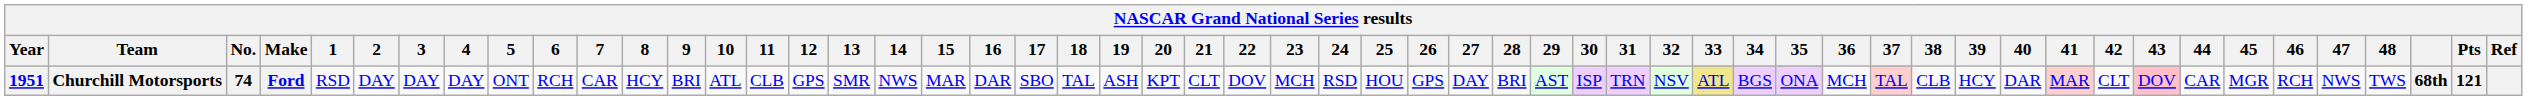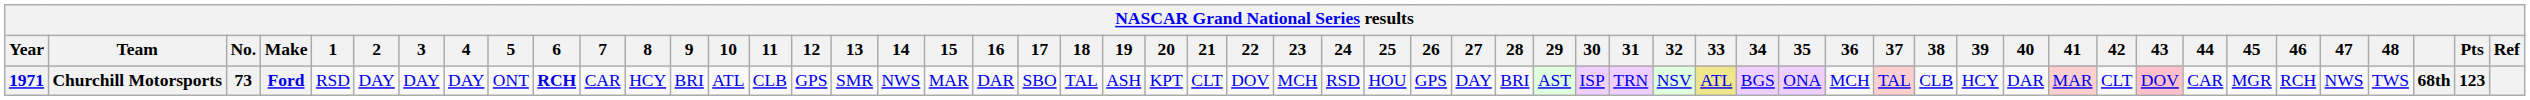(26, 80) 1951 -> (26, 80) 1971
(243, 80) 74 -> (243, 80) 73
(555, 80) normal -> (557, 80) bold
(2469, 80) 121 -> (2472, 80) 123
